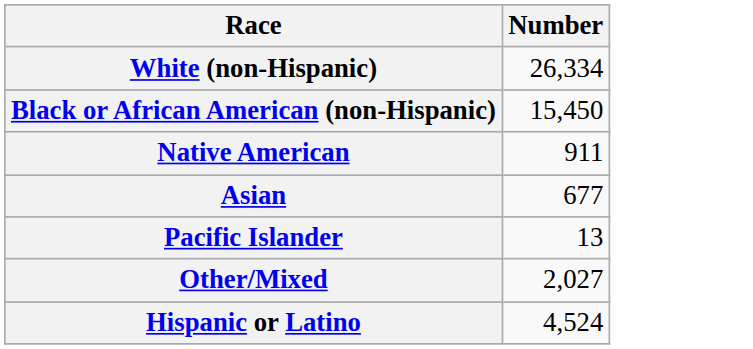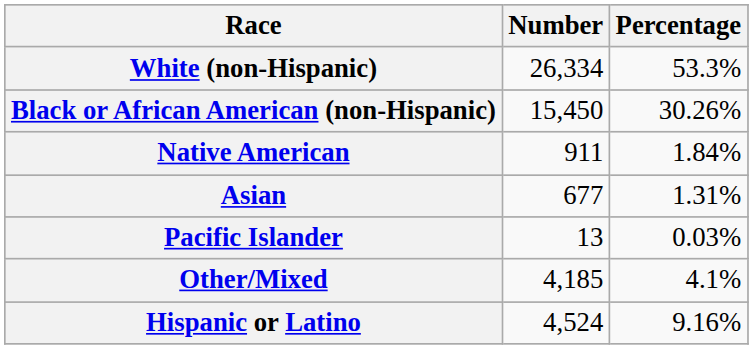+ column: (678, 25)
(573, 279) 2,027 -> (573, 279) 4,185
